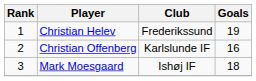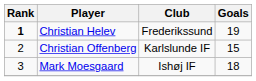(21, 31) normal -> (21, 31) bold
(233, 48) 16 -> (233, 48) 15
